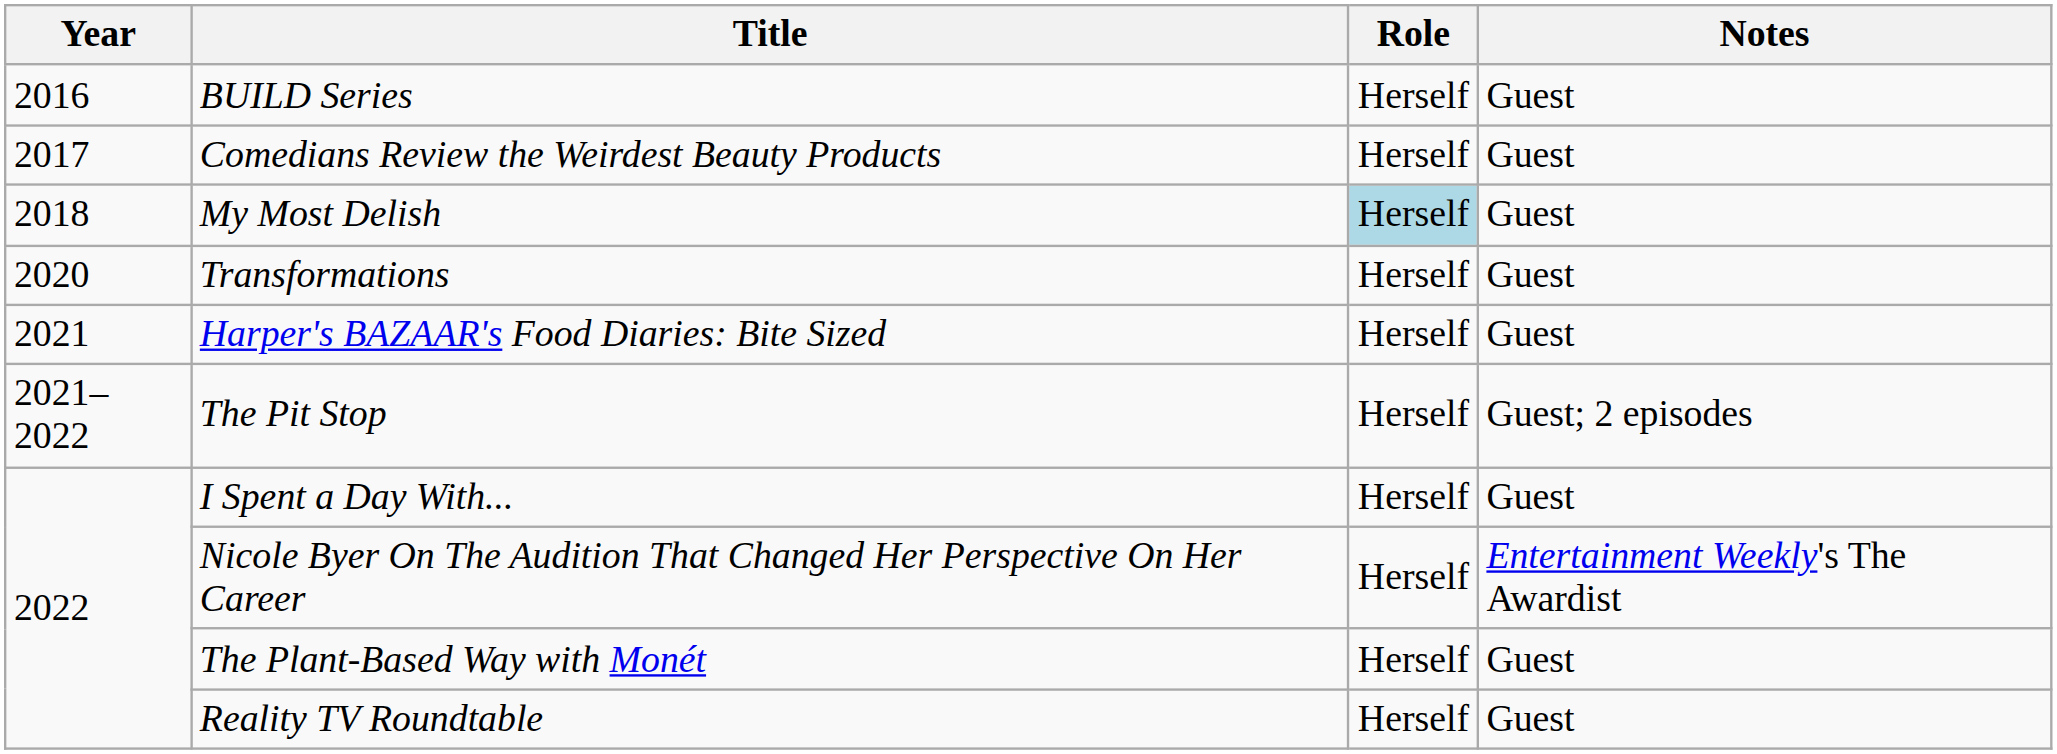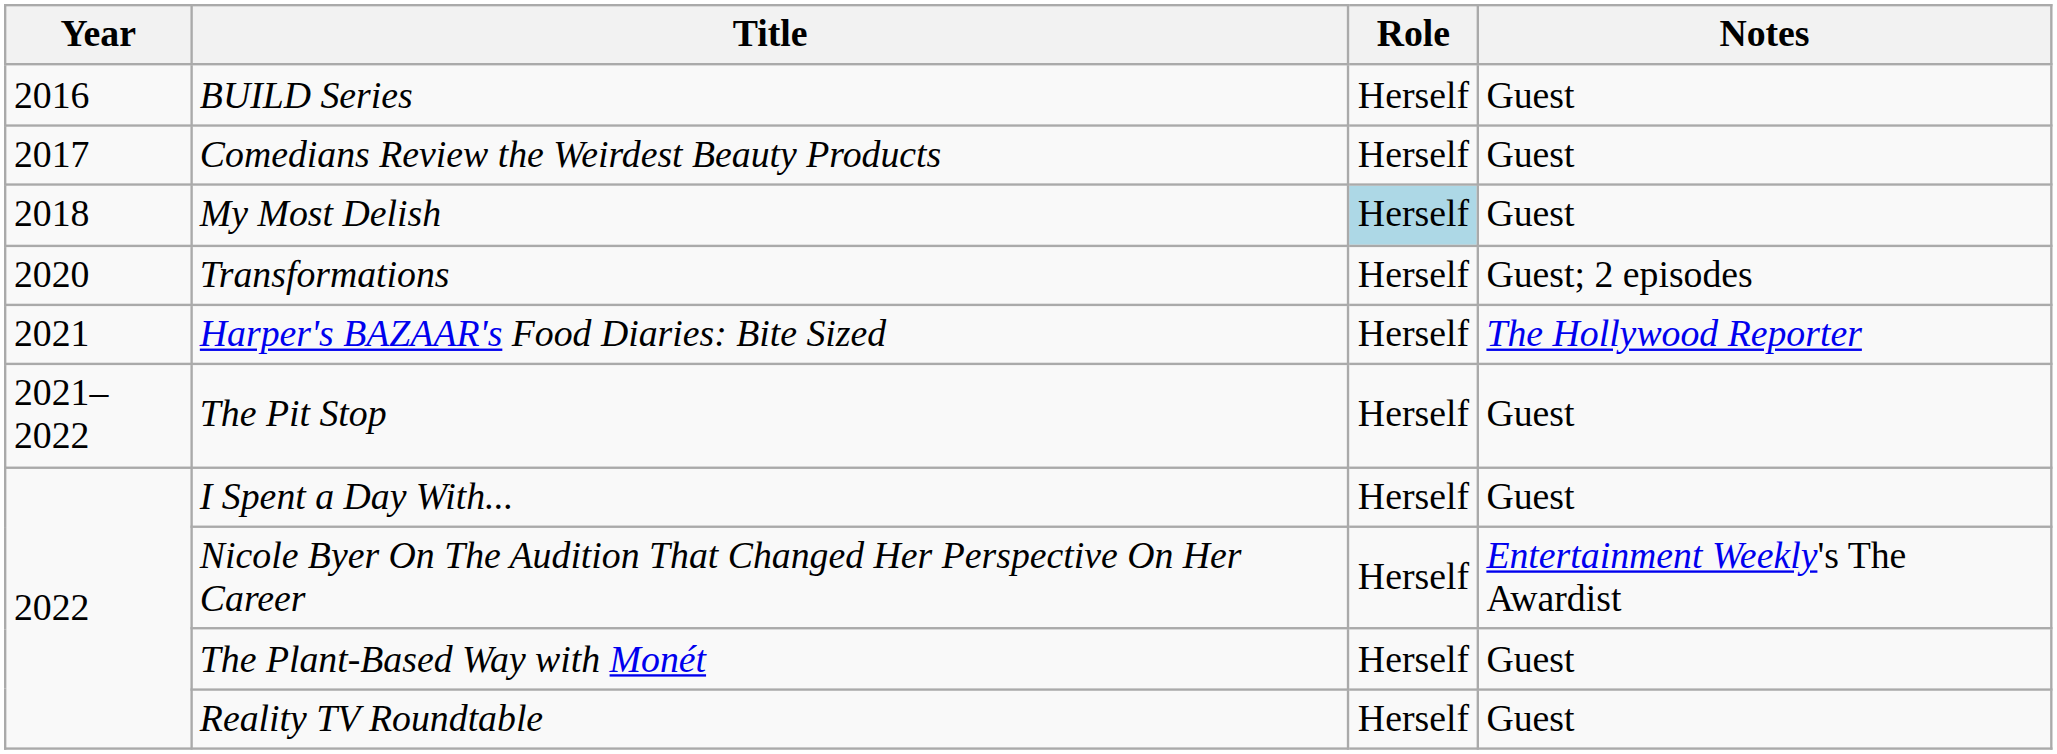(1530, 273) Guest -> (1620, 273) Guest; 2 episodes
(1530, 333) Guest -> (1674, 333) The Hollywood Reporter
(1620, 414) Guest; 2 episodes -> (1530, 414) Guest
